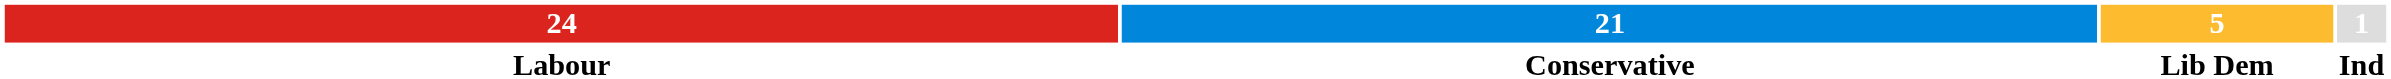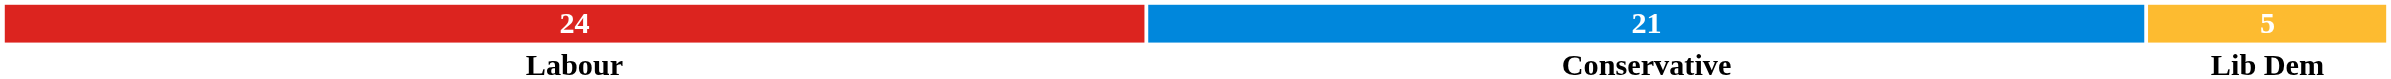- column: (2362, 23)
